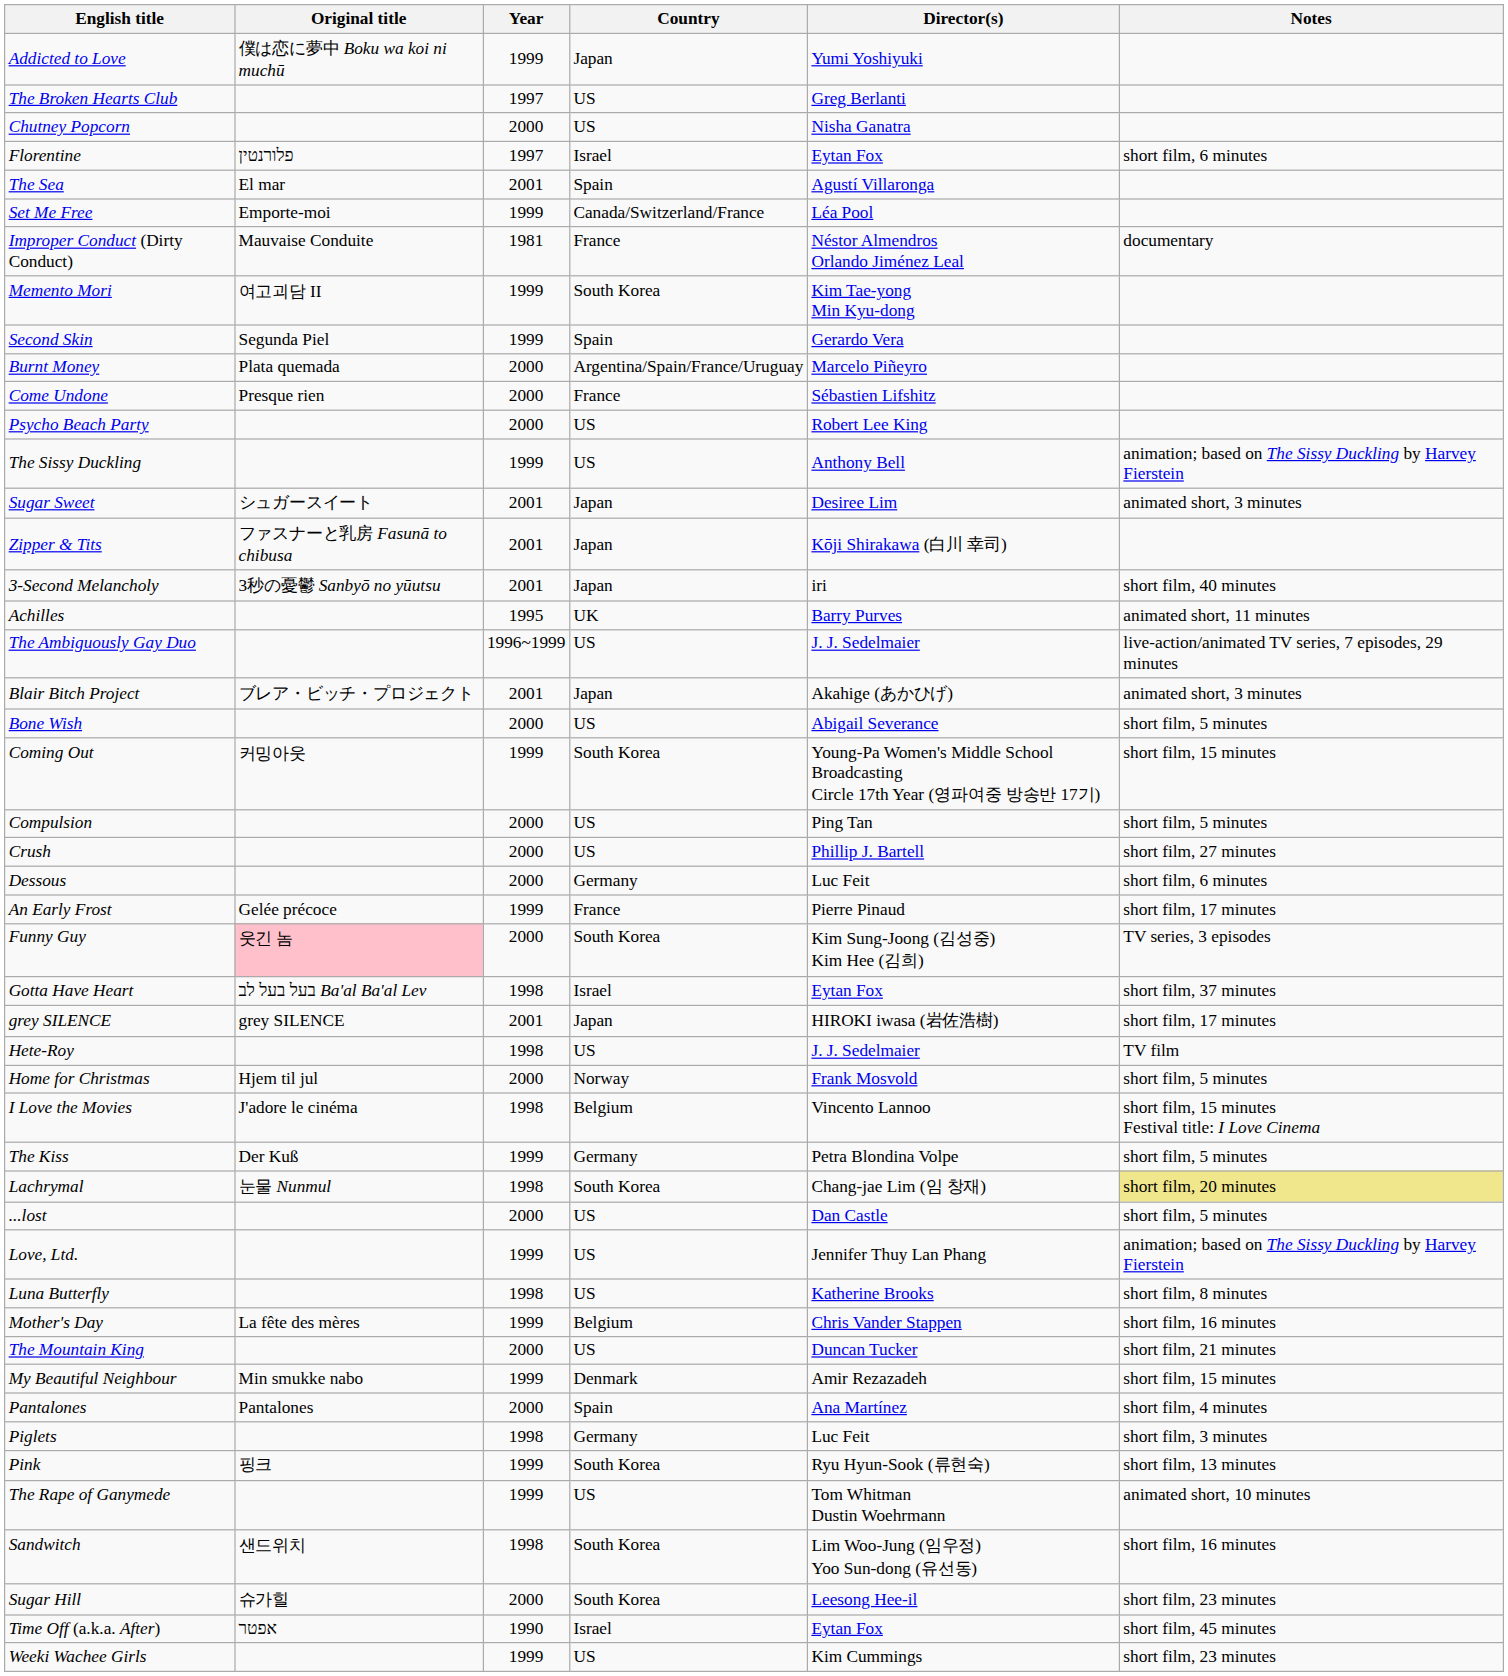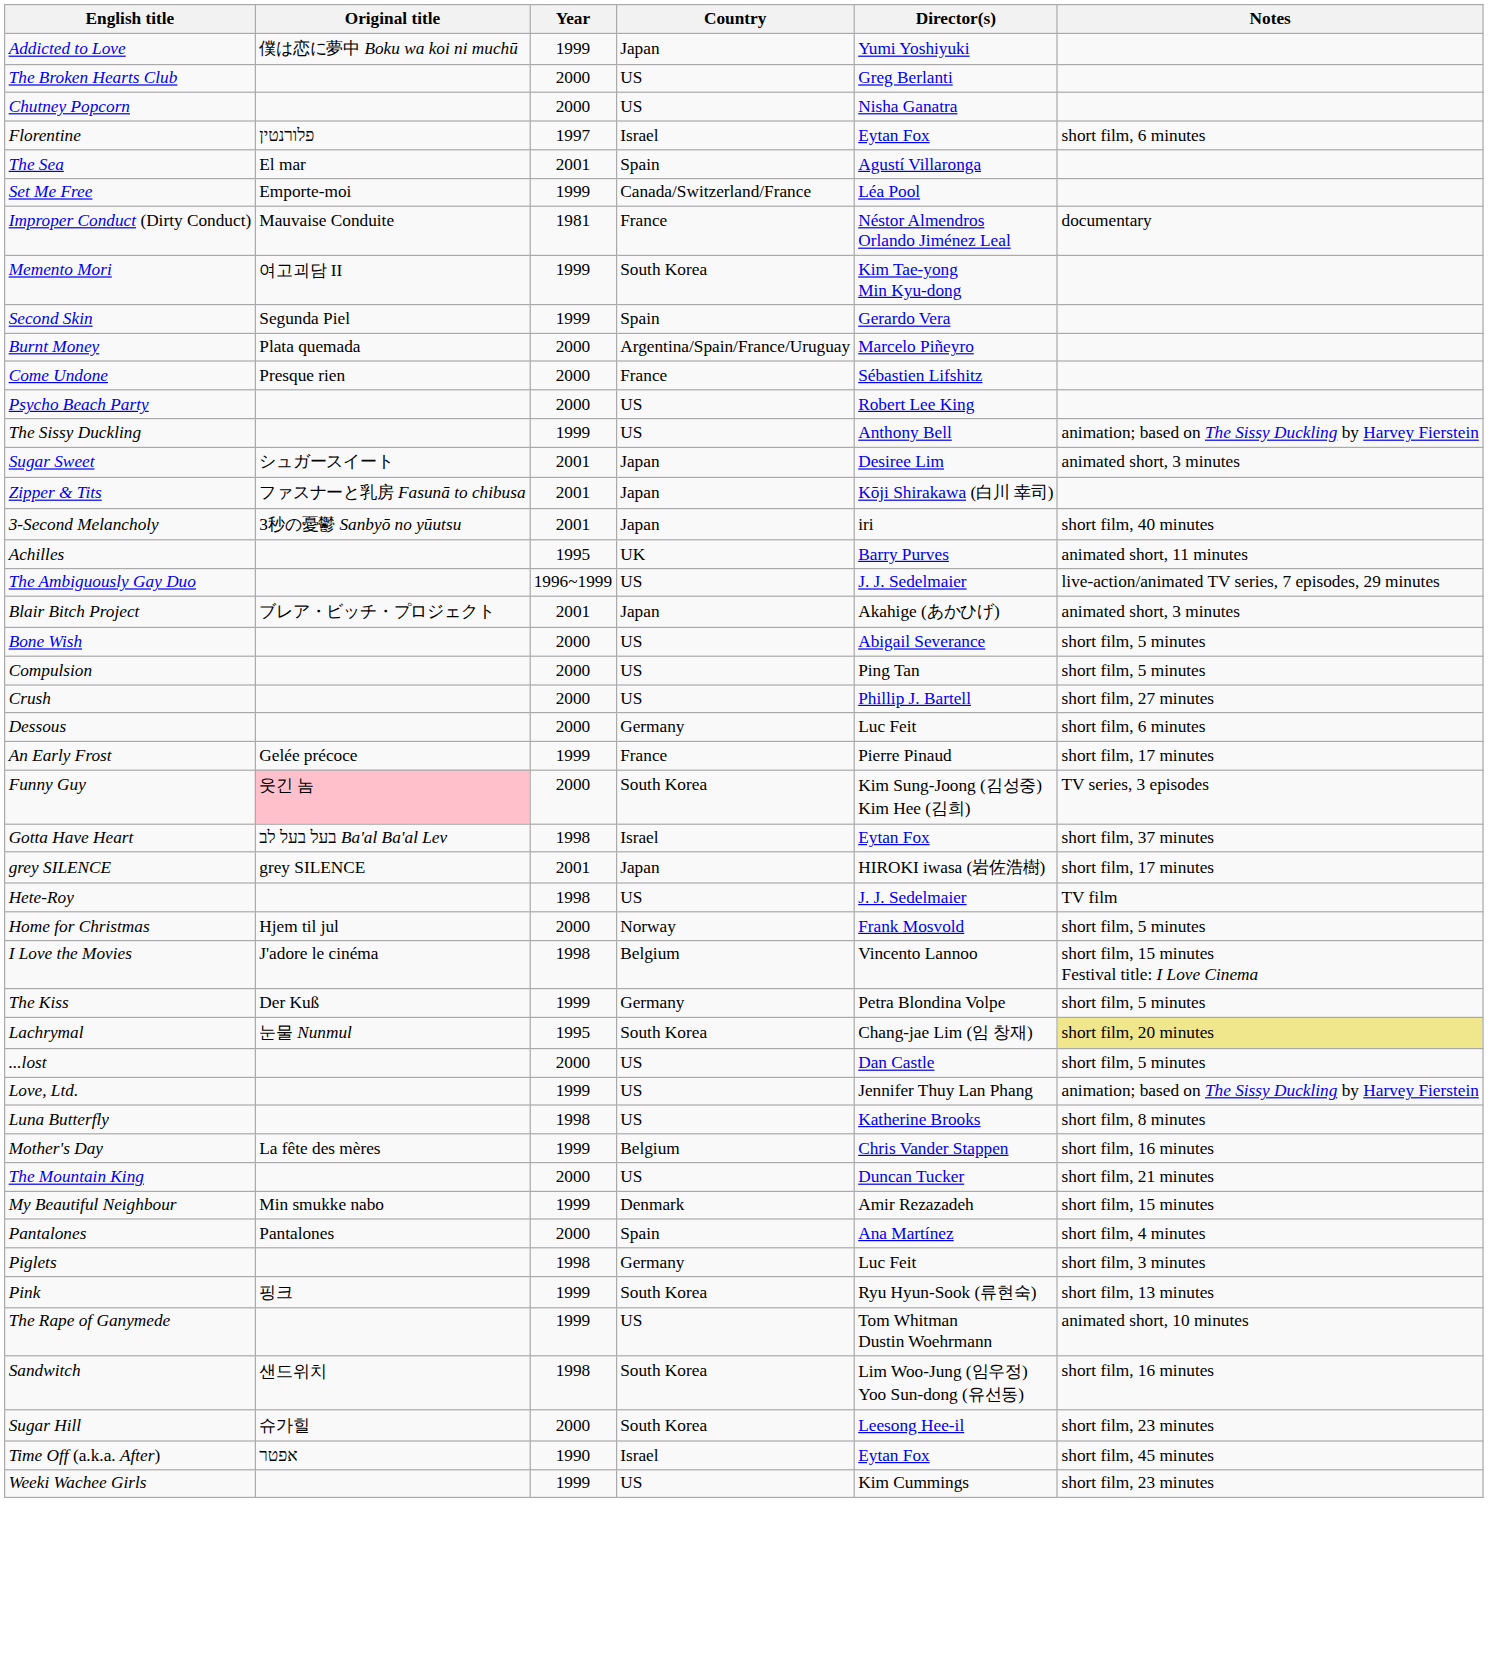(526, 98) 1997 -> (573, 78) 2000
- row: (51, 752)
(526, 1186) 1998 -> (573, 1033) 1995
